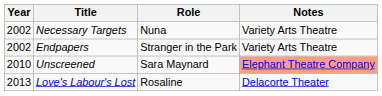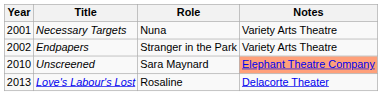(19, 30) 2002 -> (19, 30) 2001
